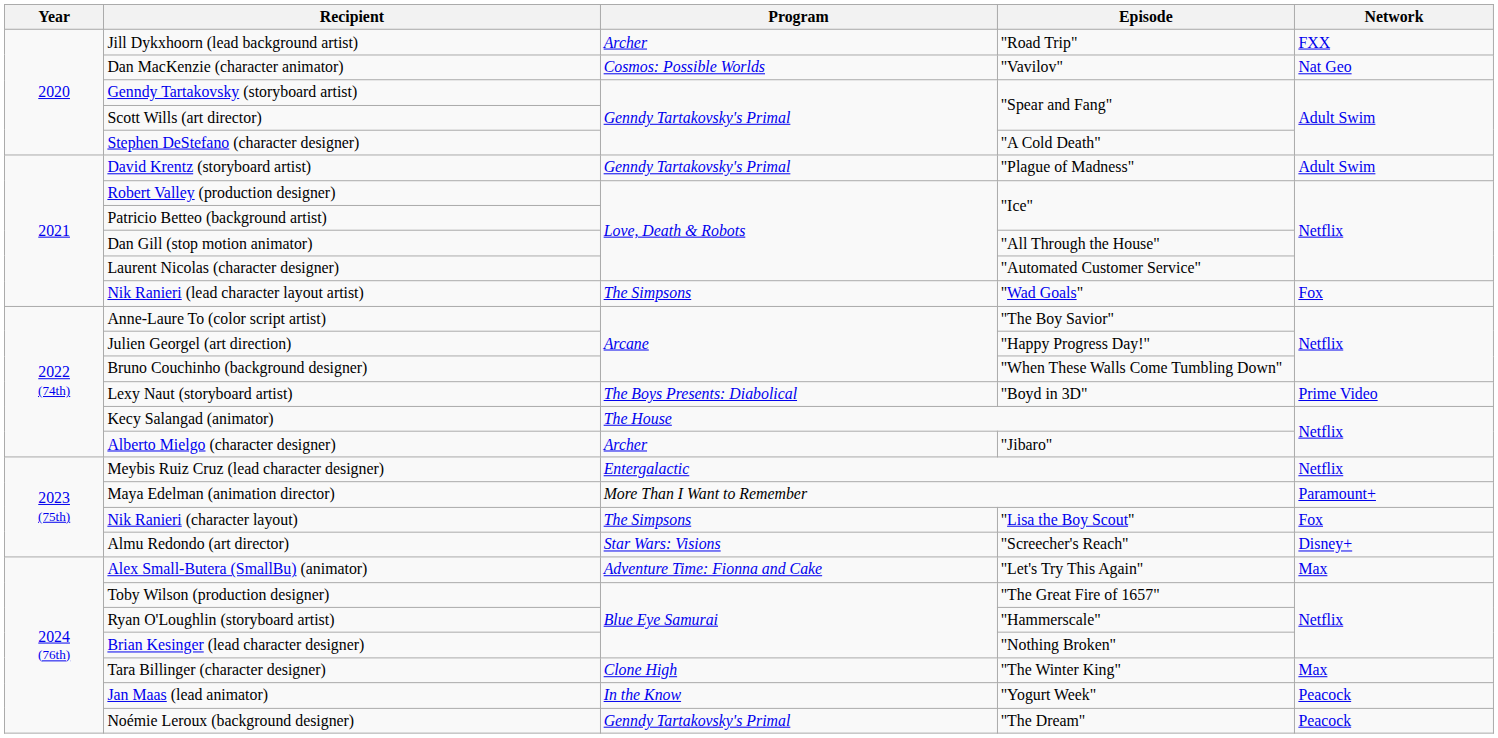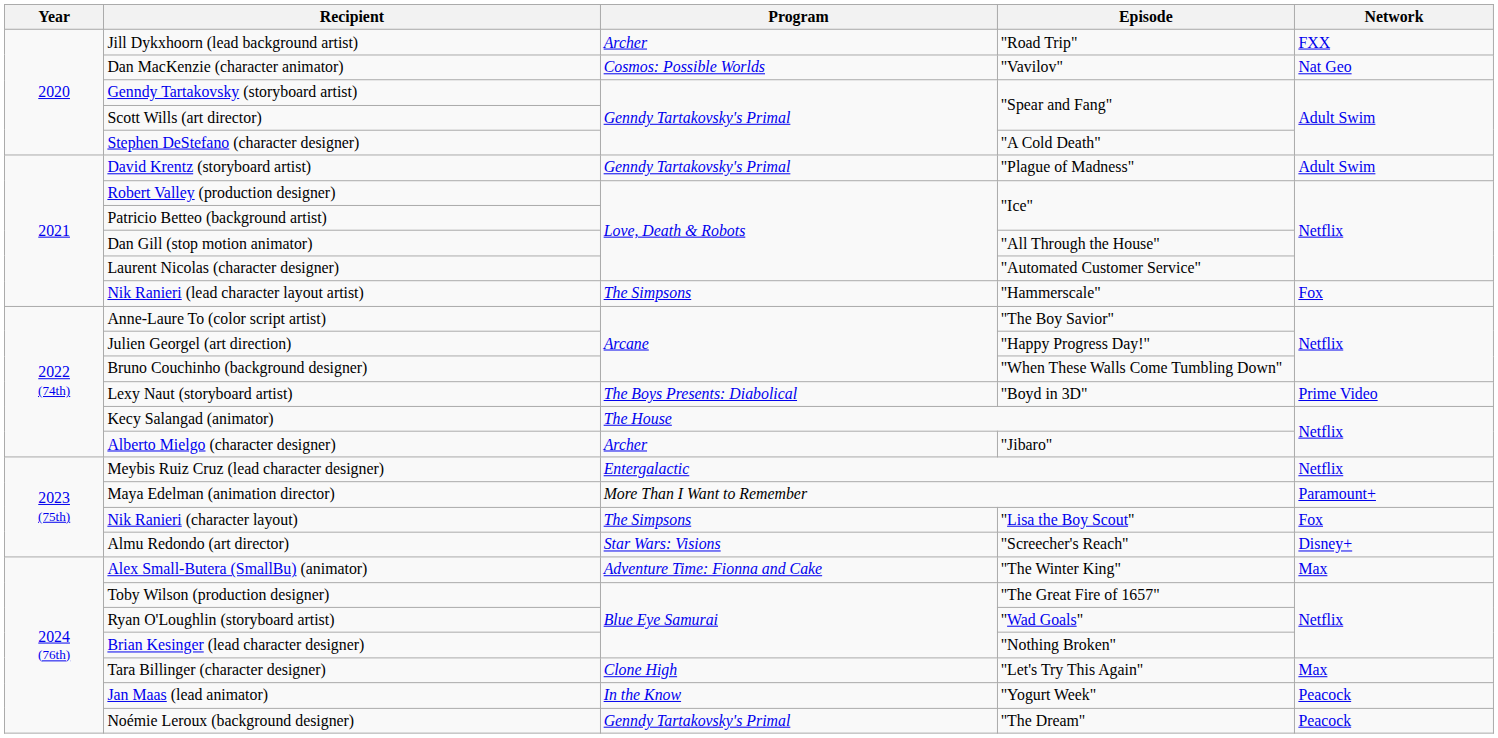(1042, 293) "Wad Goals" -> (1051, 293) "Hammerscale"
(1072, 569) "Let's Try This Again" -> (1061, 569) "The Winter King"
(1051, 619) "Hammerscale" -> (1042, 619) "Wad Goals"
(1061, 670) "The Winter King" -> (1072, 670) "Let's Try This Again"
